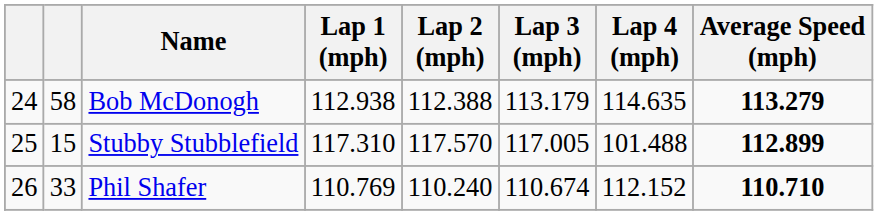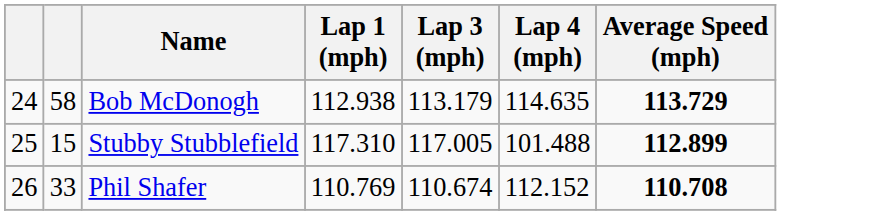- column: (450, 42)
(782, 101) 113.279 -> (685, 101) 113.729
(782, 188) 110.710 -> (685, 188) 110.708
